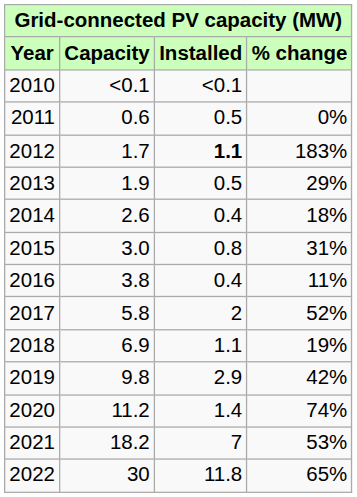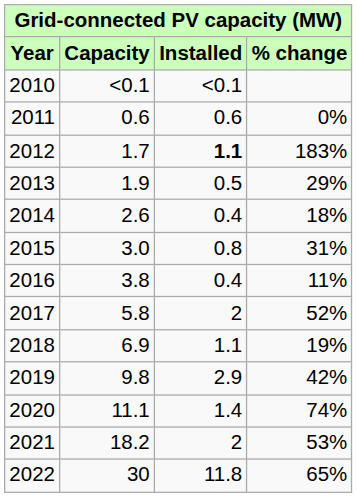(228, 118) 0.5 -> (228, 118) 0.6
(131, 410) 11.2 -> (131, 410) 11.1
(237, 442) 7 -> (237, 442) 2
